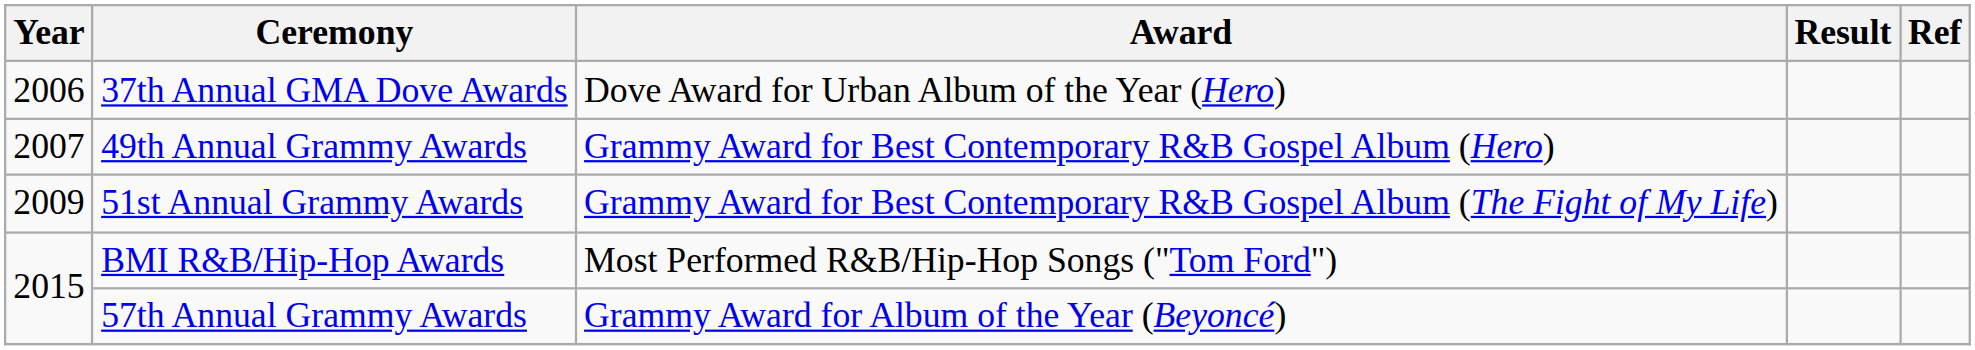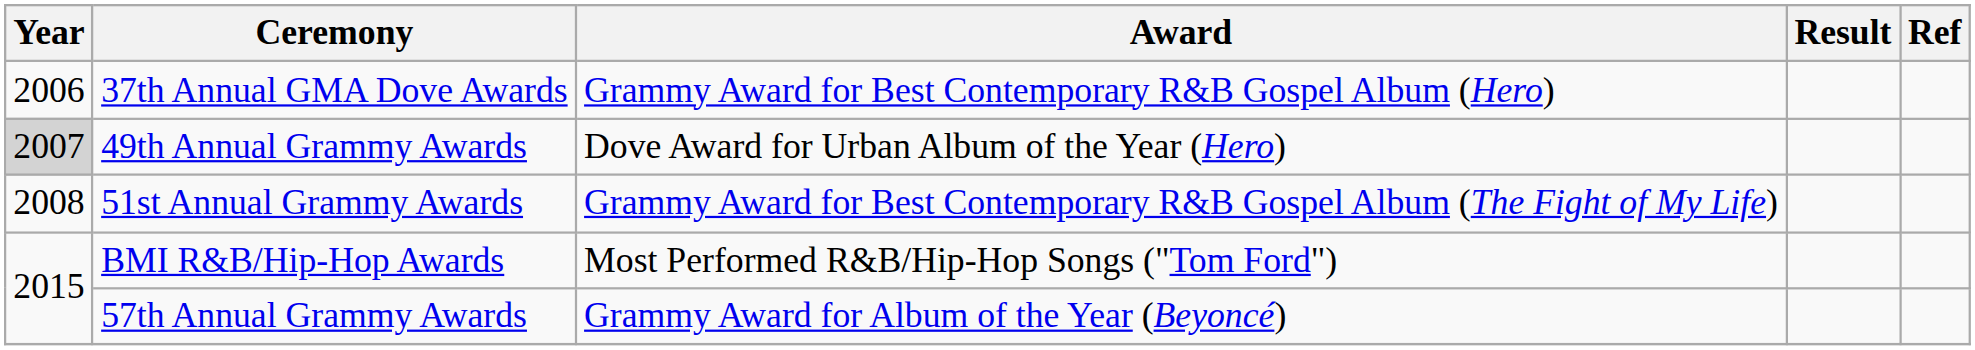(935, 89) Dove Award for Urban Album of the Year (Hero) -> (1069, 89) Grammy Award for Best Contemporary R&B Gospel Album (Hero)
(49, 145) no background -> (49, 145) lightgrey background
(1069, 145) Grammy Award for Best Contemporary R&B Gospel Album (Hero) -> (935, 145) Dove Award for Urban Album of the Year (Hero)
(49, 202) 2009 -> (49, 202) 2008
